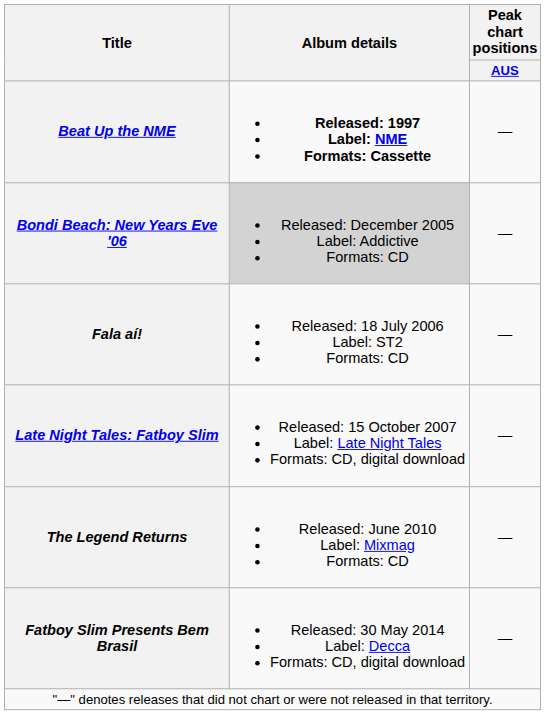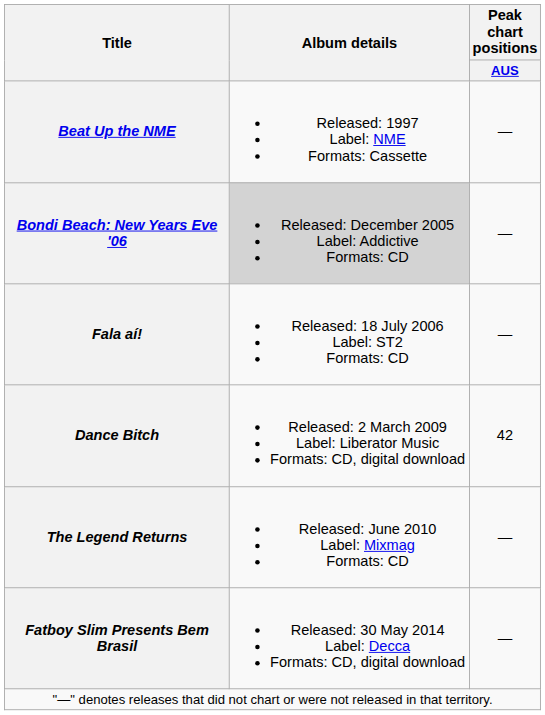(349, 140) bold -> (349, 140) normal
- row: (117, 435)
+ row: (117, 435)
